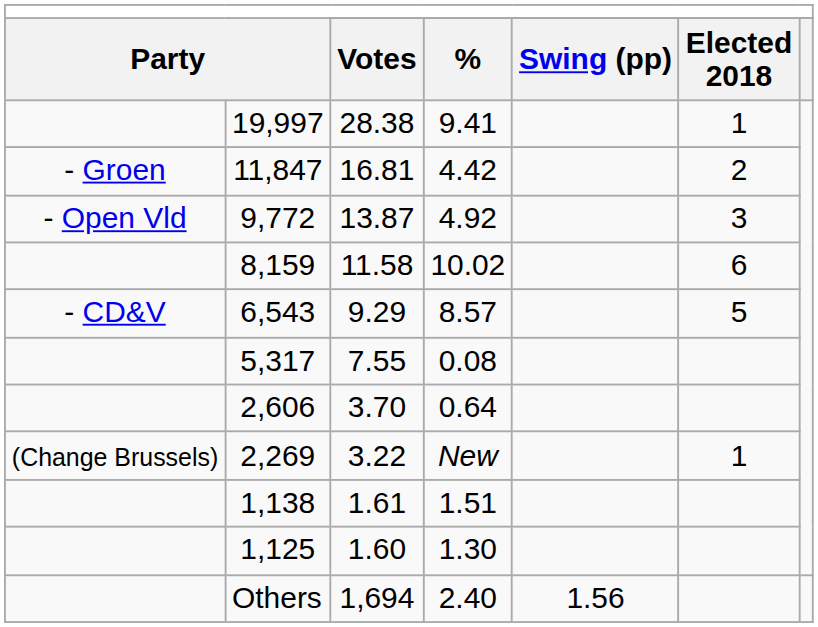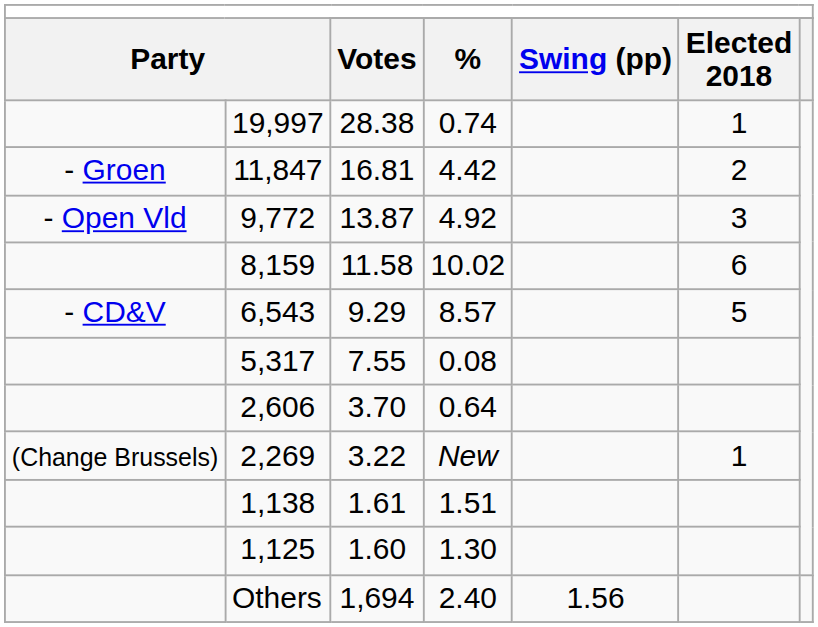(468, 123) 9.41 -> (468, 123) 0.74
